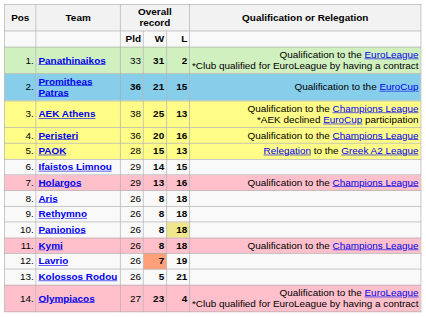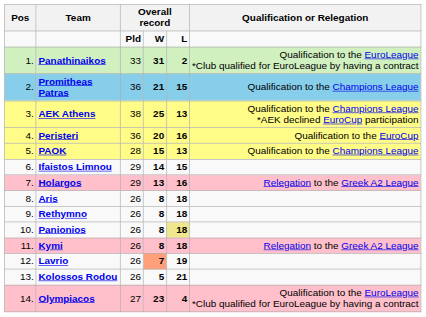(135, 87) bold -> (135, 87) normal
(357, 87) Qualification to the EuroCup -> (333, 87) Qualification to the Champions League
(333, 135) Qualification to the Champions League -> (357, 135) Qualification to the EuroCup
(341, 151) Relegation to the Greek A2 League -> (333, 151) Qualification to the Champions League
(333, 182) Qualification to the Champions League -> (341, 182) Relegation to the Greek A2 League
(333, 245) Qualification to the Champions League -> (341, 245) Relegation to the Greek A2 League
